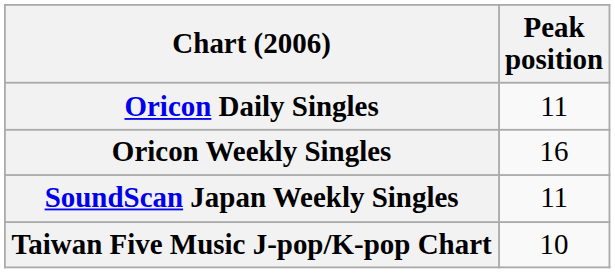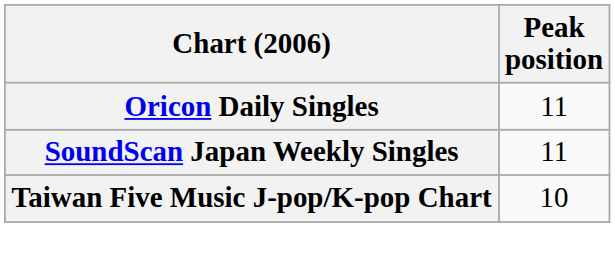- row: (252, 151)
